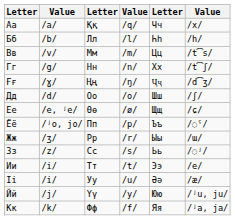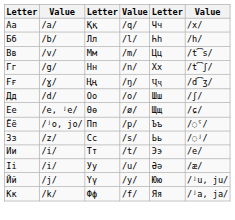- row: (12, 138)
